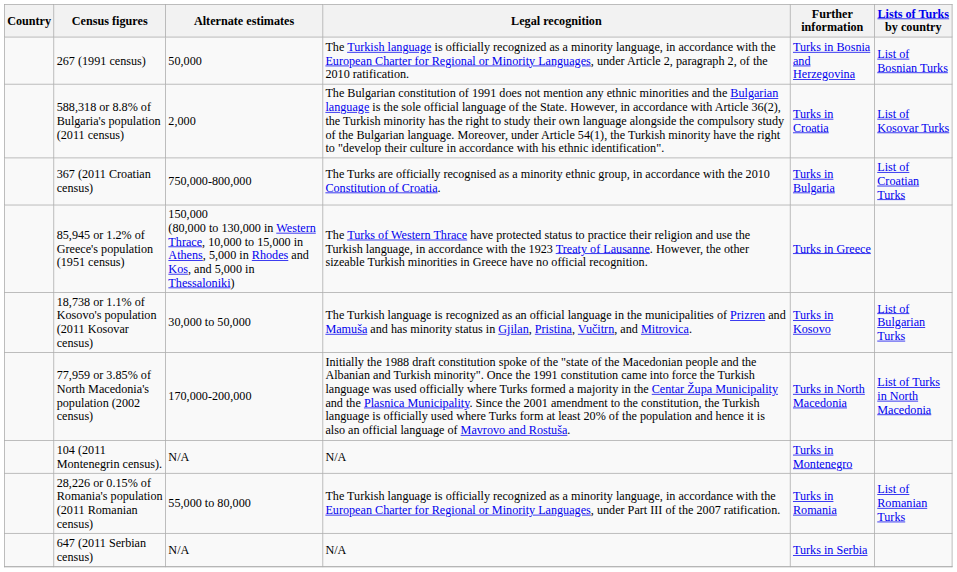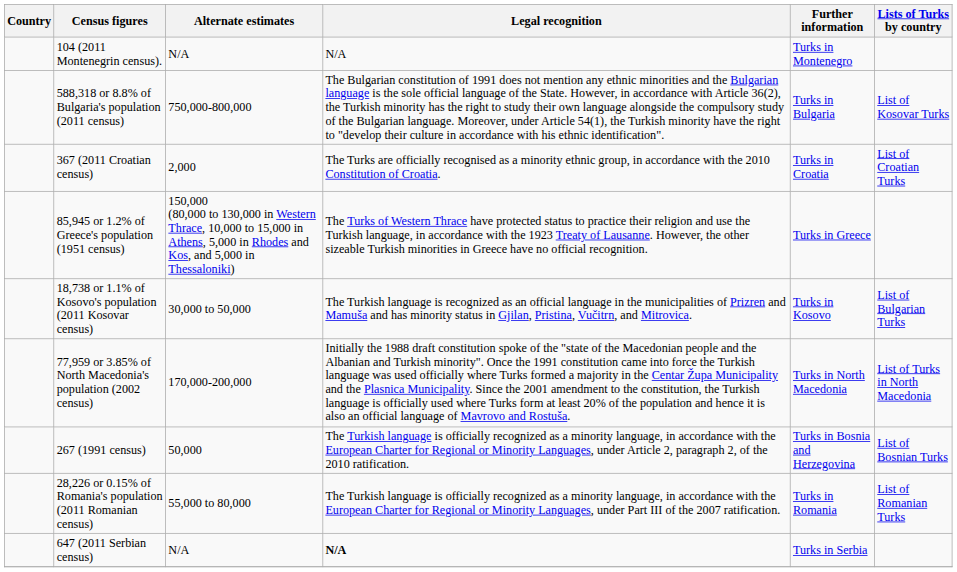rows swapped: (101, 60) <-> (109, 456)
(182, 121) 2,000 -> (210, 107) 750,000-800,000
(813, 121) Turks in Croatia -> (814, 107) Turks in Bulgaria
(210, 181) 750,000-800,000 -> (182, 167) 2,000
(814, 181) Turks in Bulgaria -> (813, 167) Turks in Croatia
(336, 550) normal -> (336, 550) bold
